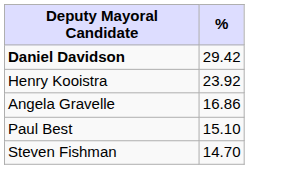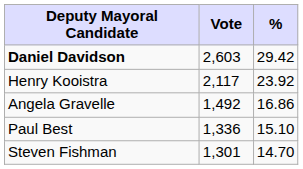+ column: (226, 24)
